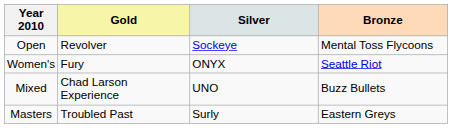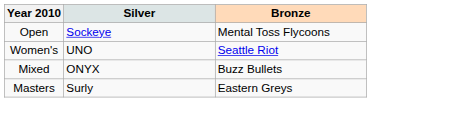- column: (124, 20)
(209, 63) ONYX -> (79, 50) UNO
(205, 89) UNO -> (83, 69) ONYX
